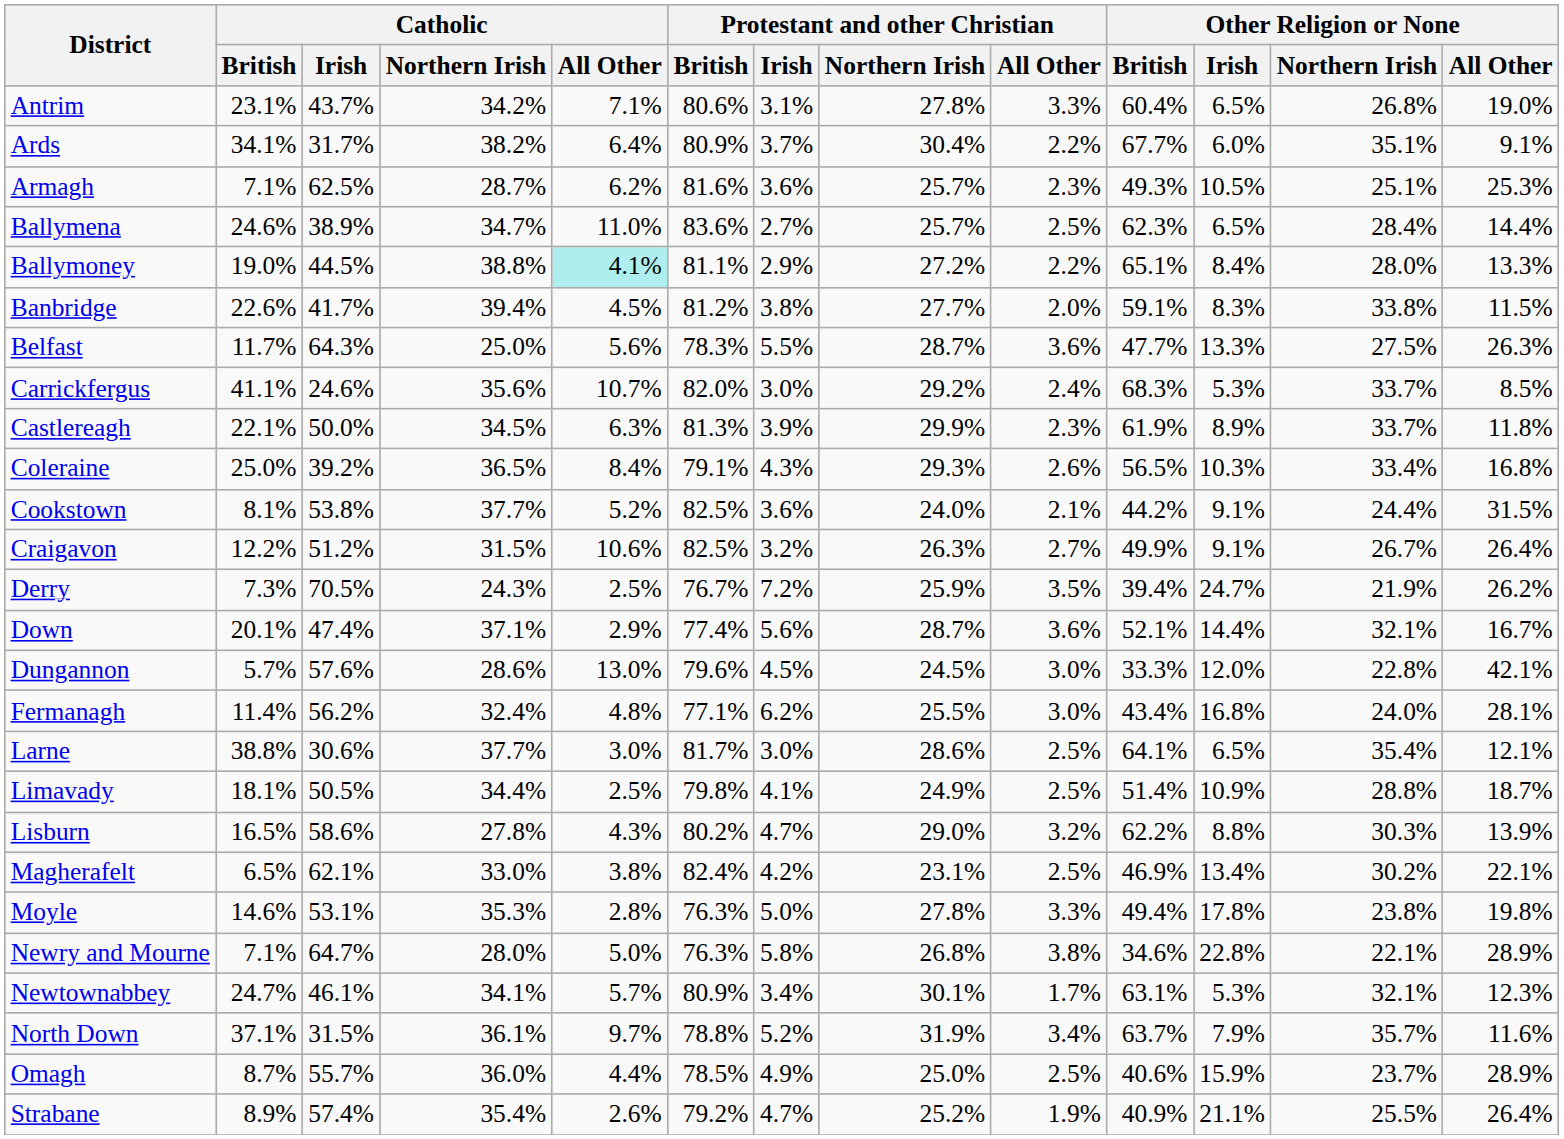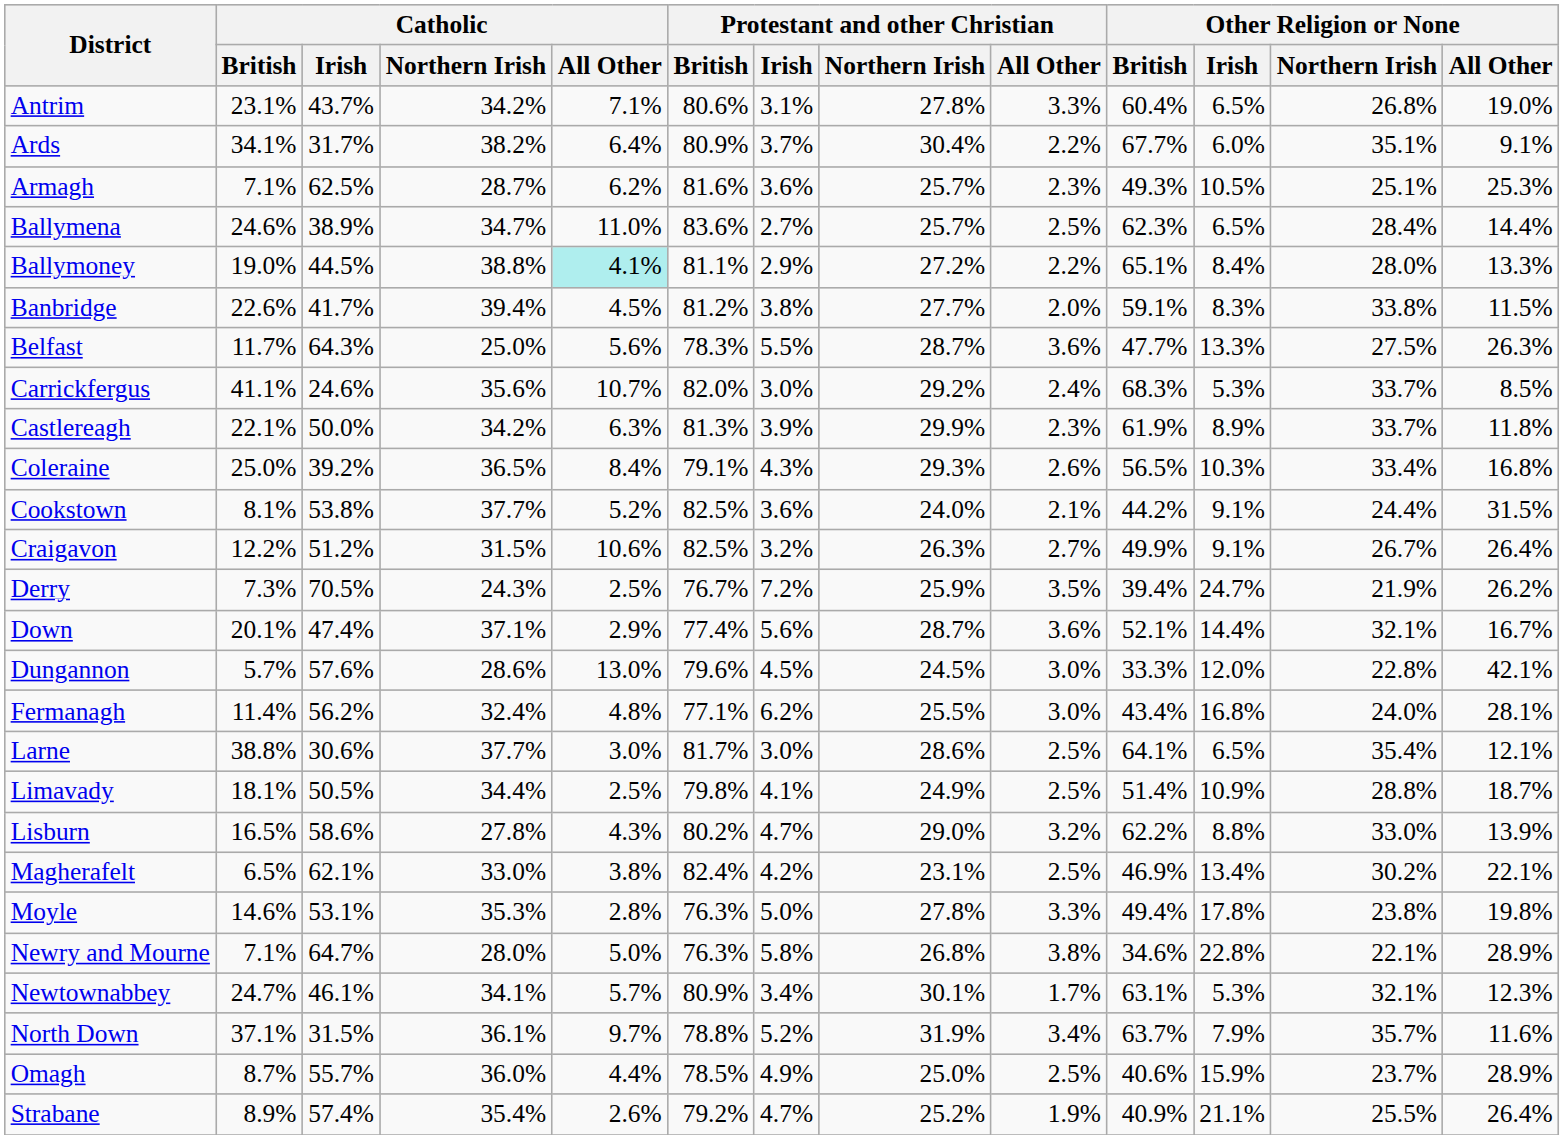(513, 428) 34.5% -> (513, 428) 34.2%
(1404, 831) 30.3% -> (1404, 831) 33.0%
